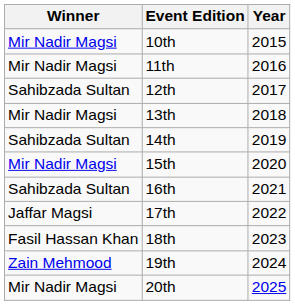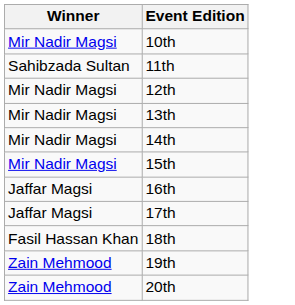- column: (269, 16)
(62, 66) Mir Nadir Magsi -> (69, 66) Sahibzada Sultan
(69, 90) Sahibzada Sultan -> (62, 90) Mir Nadir Magsi
(69, 139) Sahibzada Sultan -> (62, 139) Mir Nadir Magsi
(69, 189) Sahibzada Sultan -> (50, 189) Jaffar Magsi
(62, 287) Mir Nadir Magsi -> (60, 287) Zain Mehmood
